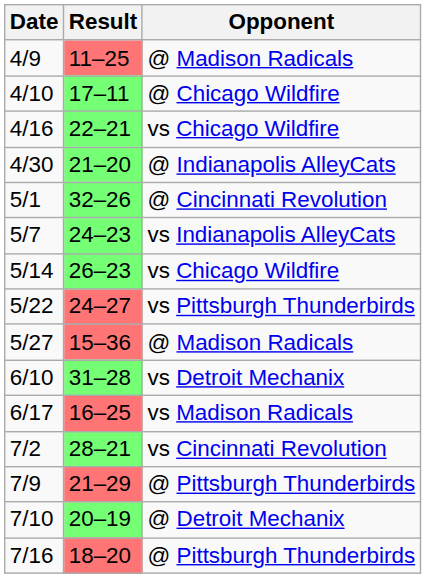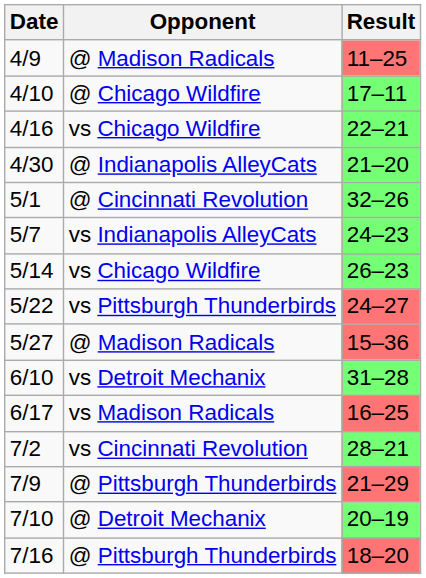columns swapped: (281, 22) <-> (103, 22)
